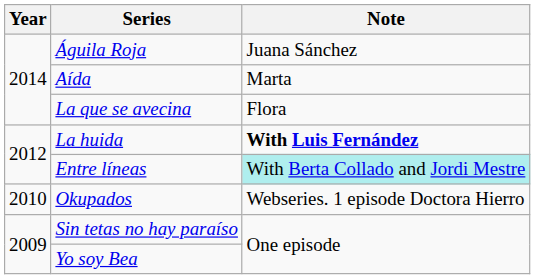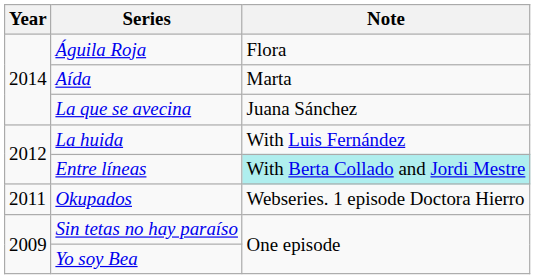(302, 49) Juana Sánchez -> (267, 49) Flora
(267, 109) Flora -> (302, 109) Juana Sánchez
(332, 139) bold -> (326, 139) normal
(28, 199) 2010 -> (27, 199) 2011
